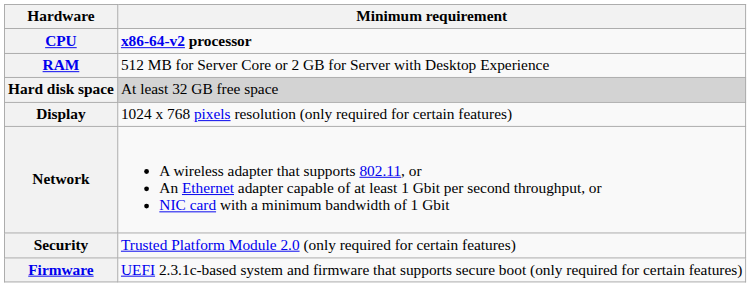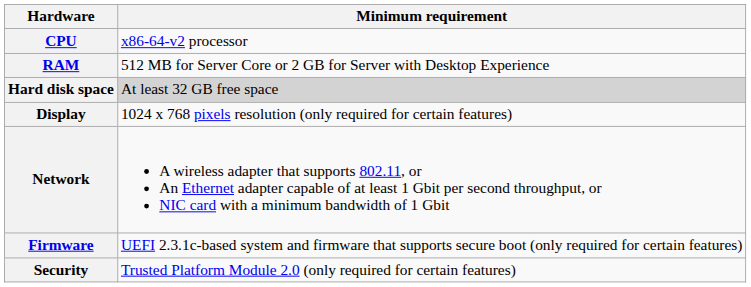(186, 41) bold -> (184, 41) normal
rows swapped: (61, 269) <-> (61, 245)
